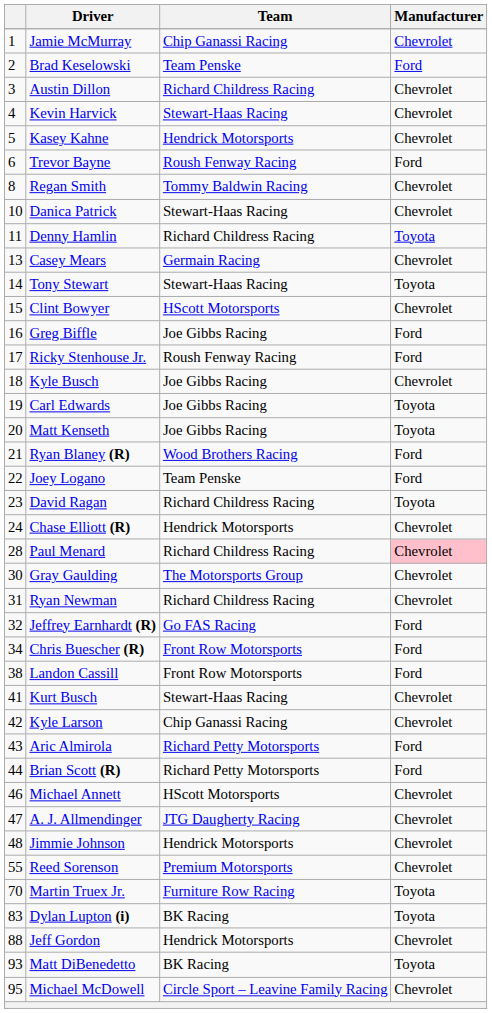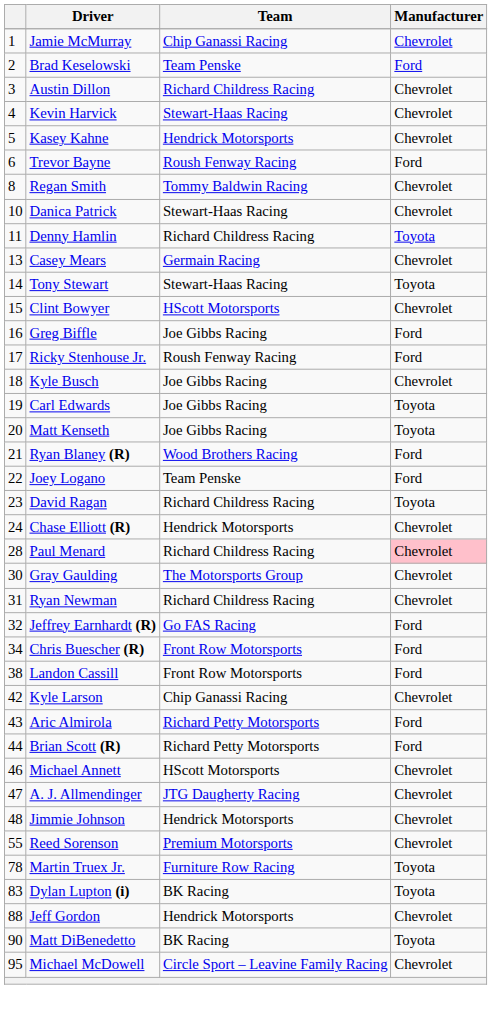- row: (63, 697)
(15, 892) 70 -> (15, 867) 78
(15, 964) 93 -> (15, 940) 90
